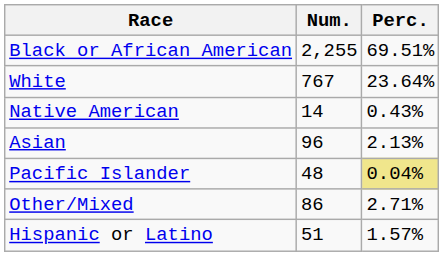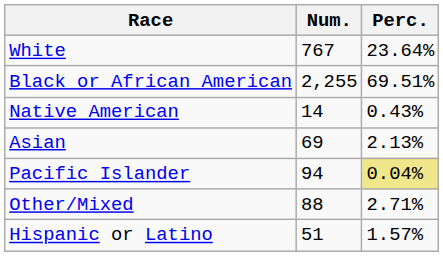rows swapped: (37, 82) <-> (151, 51)
(312, 143) 96 -> (312, 143) 69
(312, 174) 48 -> (312, 174) 94
(312, 204) 86 -> (312, 204) 88
